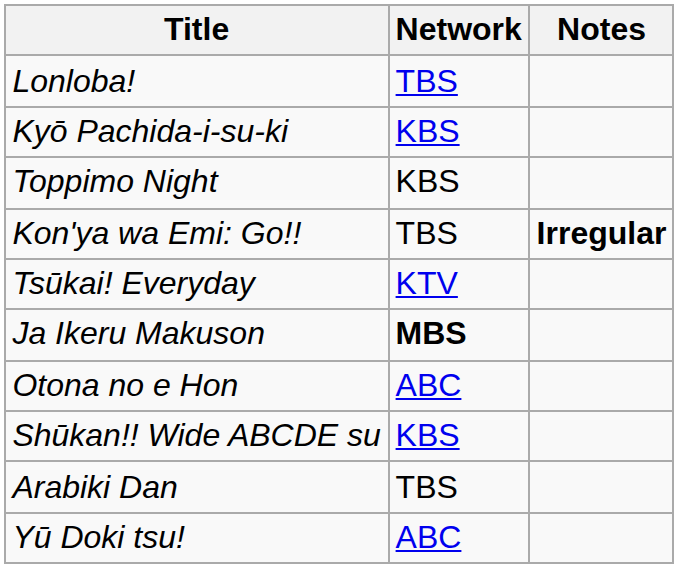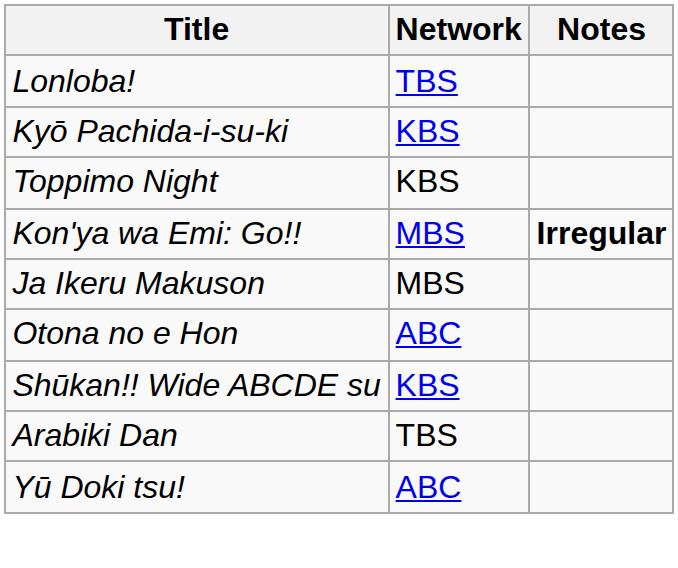(427, 232) TBS -> (430, 232) MBS
- row: (134, 283)
(431, 334) bold -> (430, 283) normal
